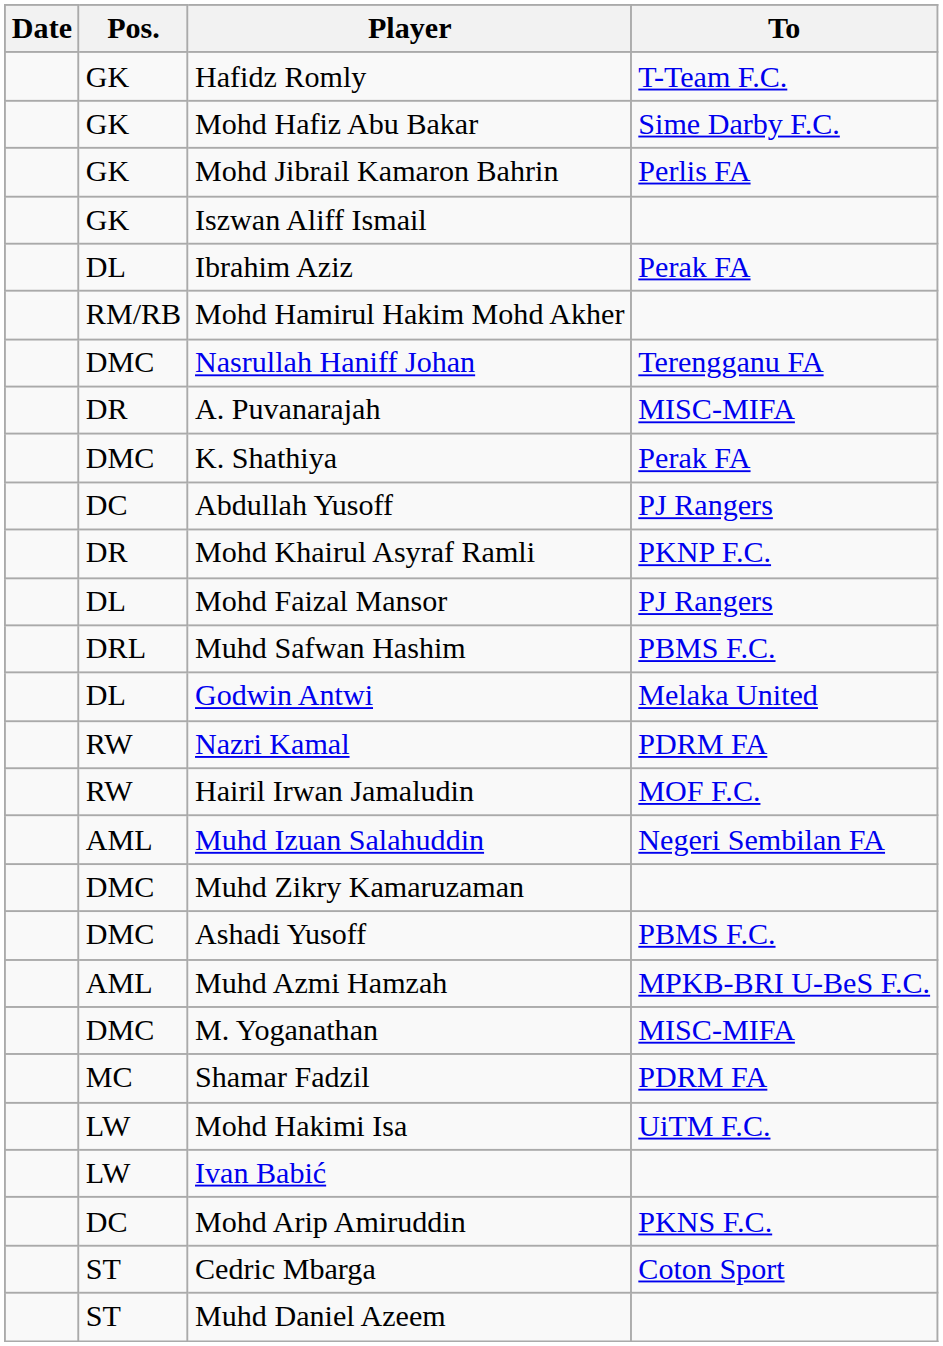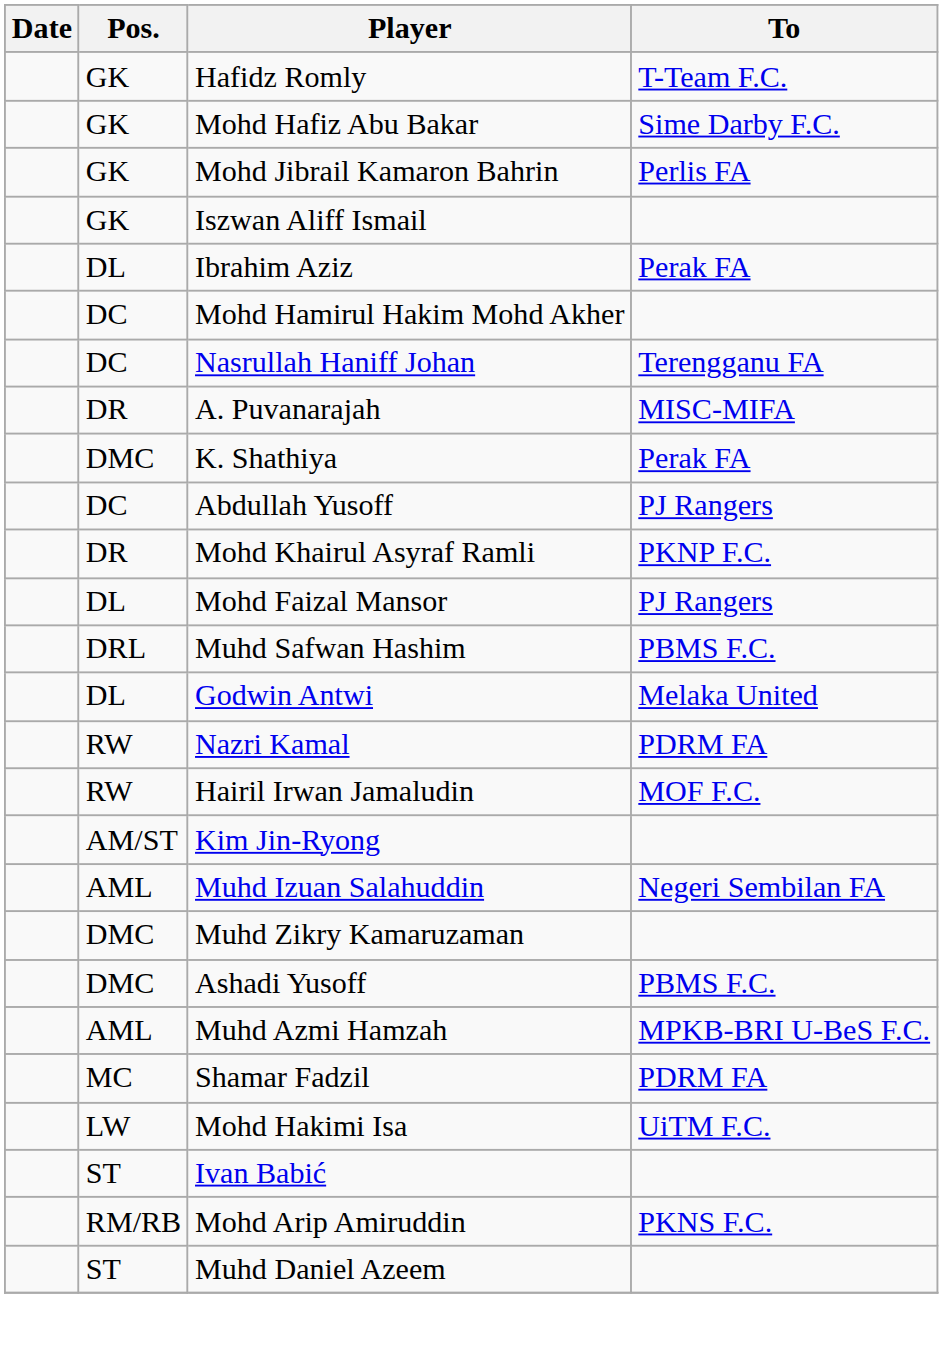(134, 314) RM/RB -> (107, 314) DC
(120, 362) DMC -> (107, 362) DC
+ row: (288, 839)
- row: (287, 1030)
(108, 1173) LW -> (103, 1173) ST
(107, 1220) DC -> (134, 1220) RM/RB
- row: (285, 1268)
